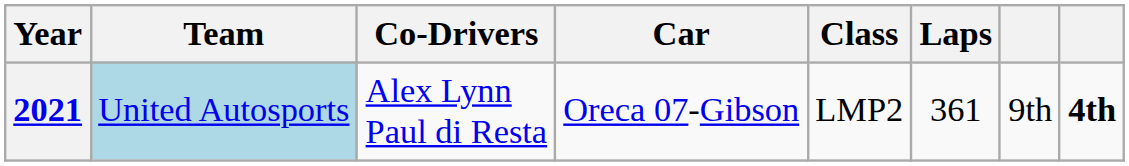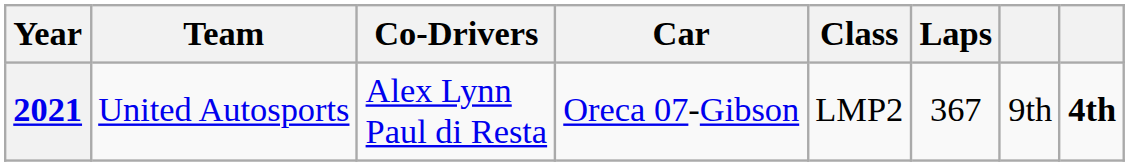(224, 110) lightblue background -> (224, 110) no background
(956, 110) 361 -> (956, 110) 367
